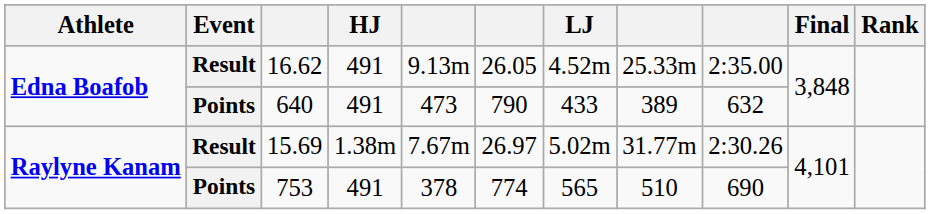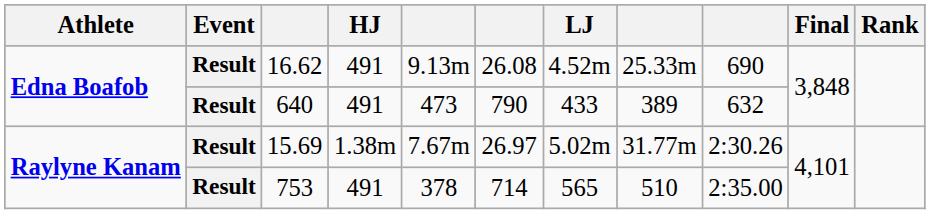(509, 65) 26.05 -> (509, 65) 26.08
(746, 65) 2:35.00 -> (746, 65) 690
(224, 106) Points -> (224, 106) Result
(224, 187) Points -> (224, 187) Result
(509, 187) 774 -> (509, 187) 714
(746, 187) 690 -> (746, 187) 2:35.00
